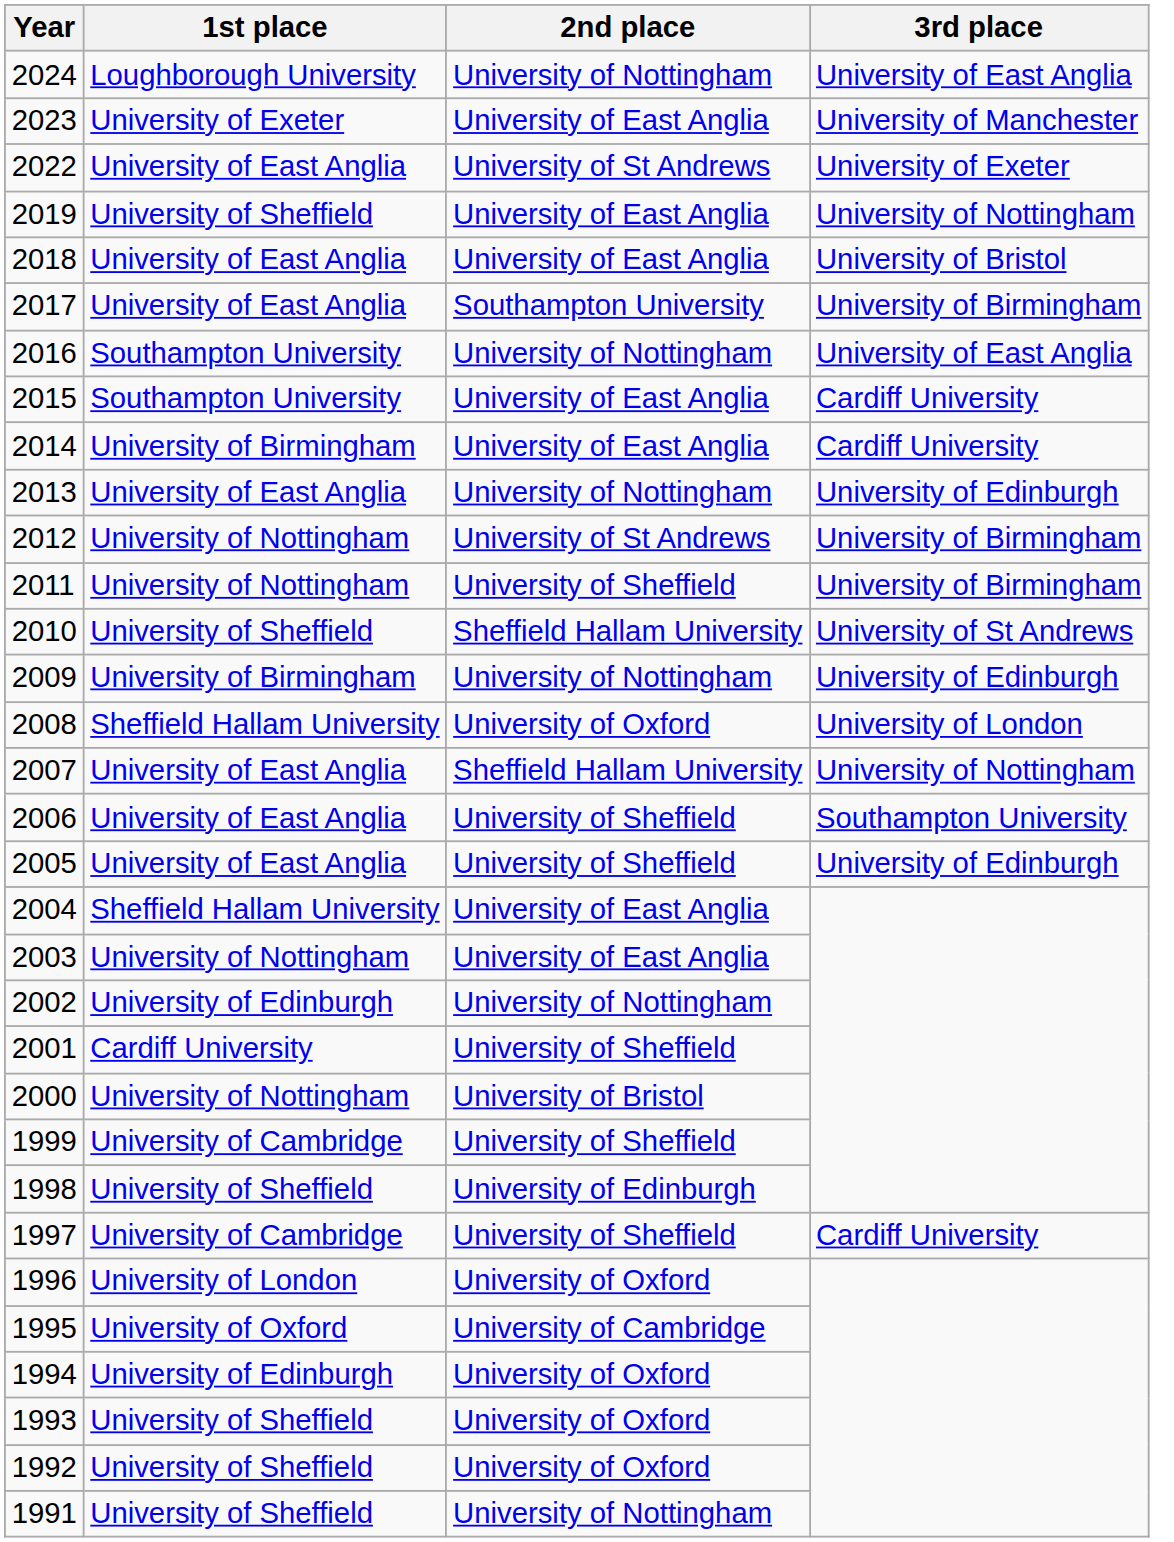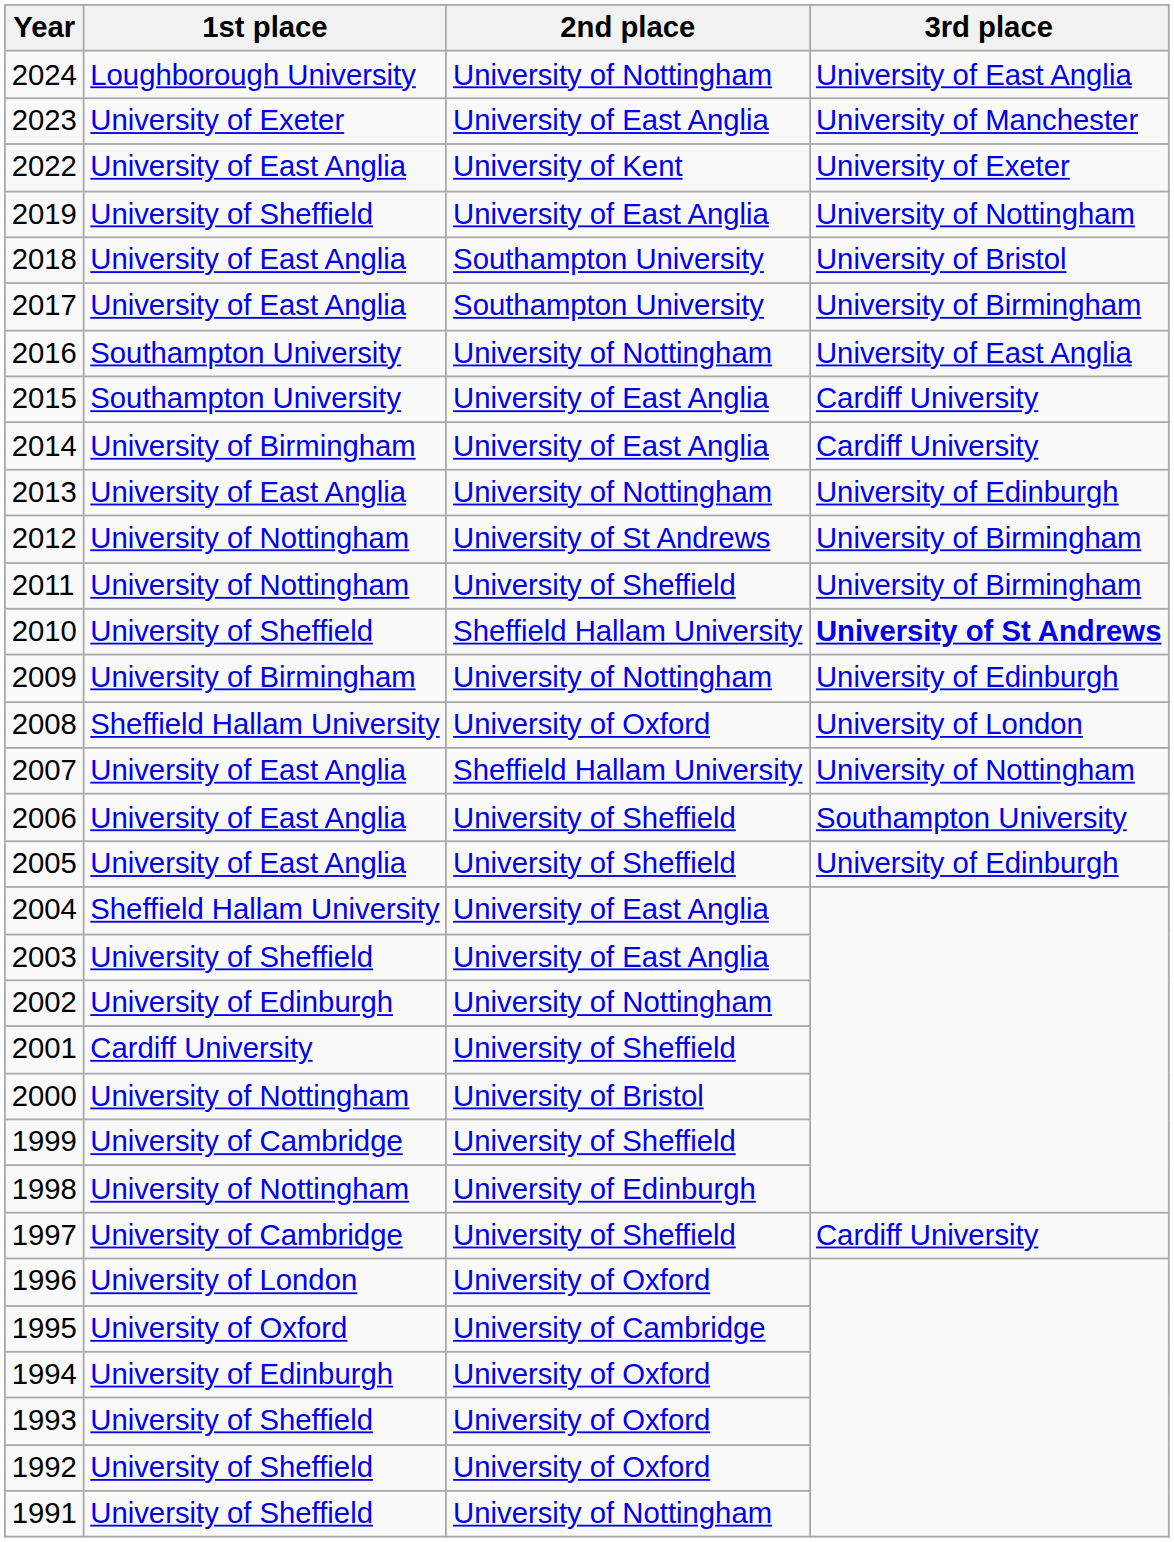(612, 167) University of St Andrews -> (568, 167) University of Kent
(611, 259) University of East Anglia -> (609, 259) Southampton University
(975, 631) normal -> (989, 631) bold
(250, 956) University of Nottingham -> (232, 956) University of Sheffield
(232, 1188) University of Sheffield -> (250, 1188) University of Nottingham
